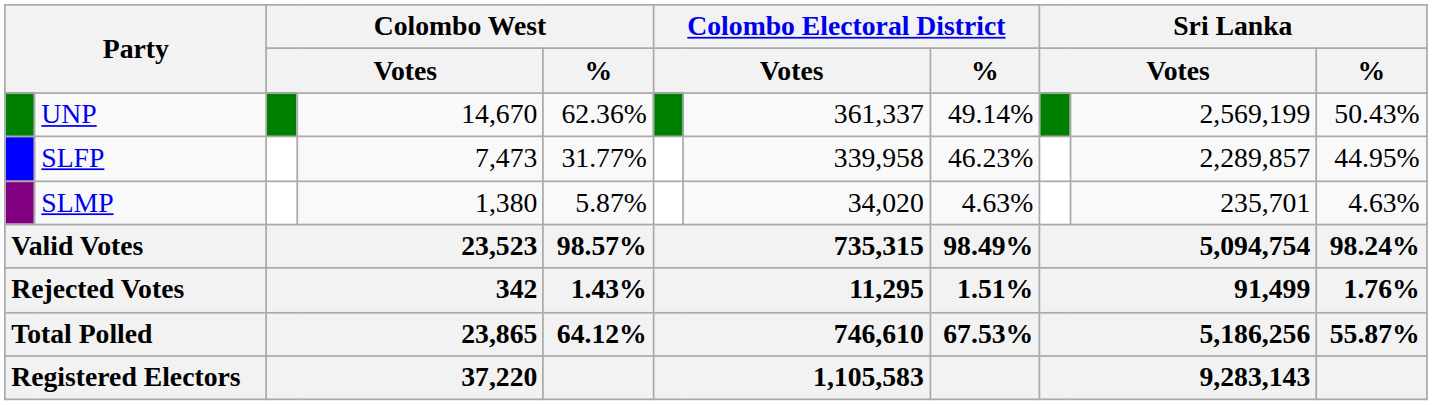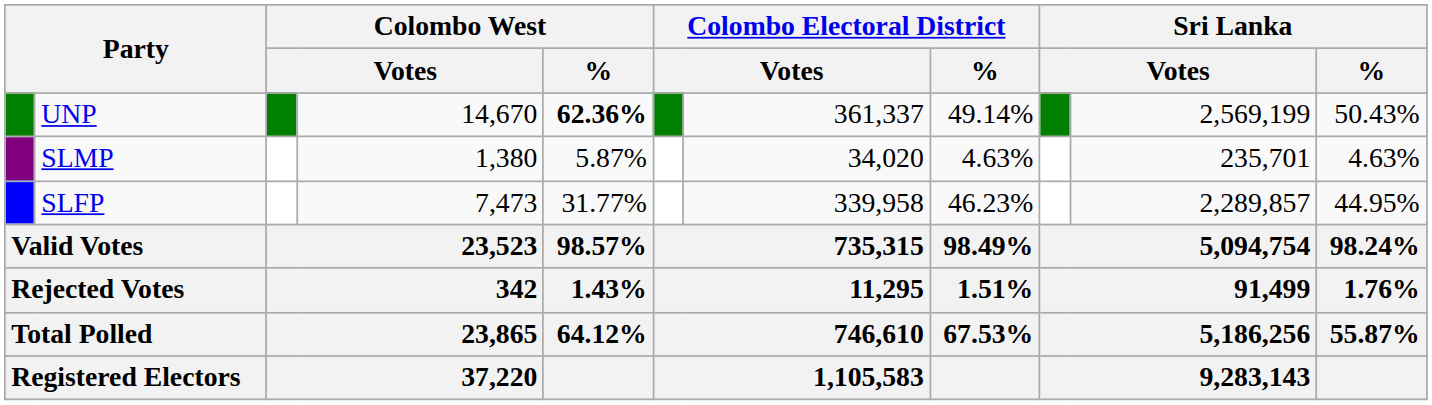(604, 114) normal -> (602, 114) bold
rows swapped: (73, 158) <-> (77, 202)
